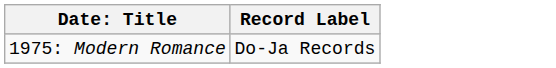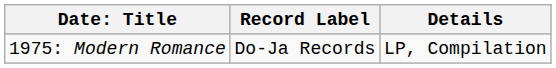+ column: (465, 19)
